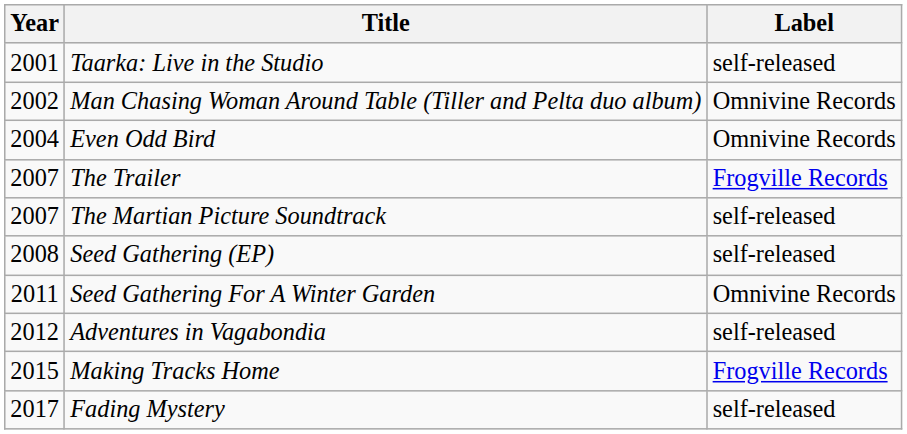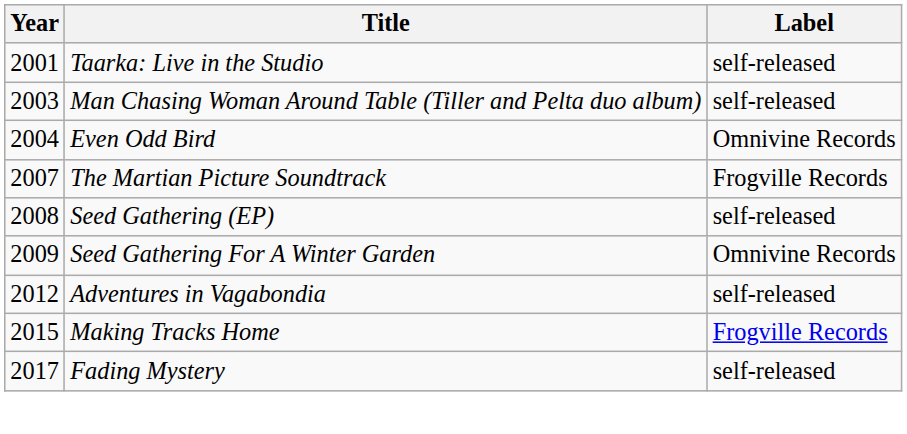(35, 100) 2002 -> (35, 100) 2003
(804, 100) Omnivine Records -> (774, 100) self-released
- row: (125, 178)
(774, 216) self-released -> (800, 178) Frogville Records
(35, 293) 2011 -> (35, 255) 2009
